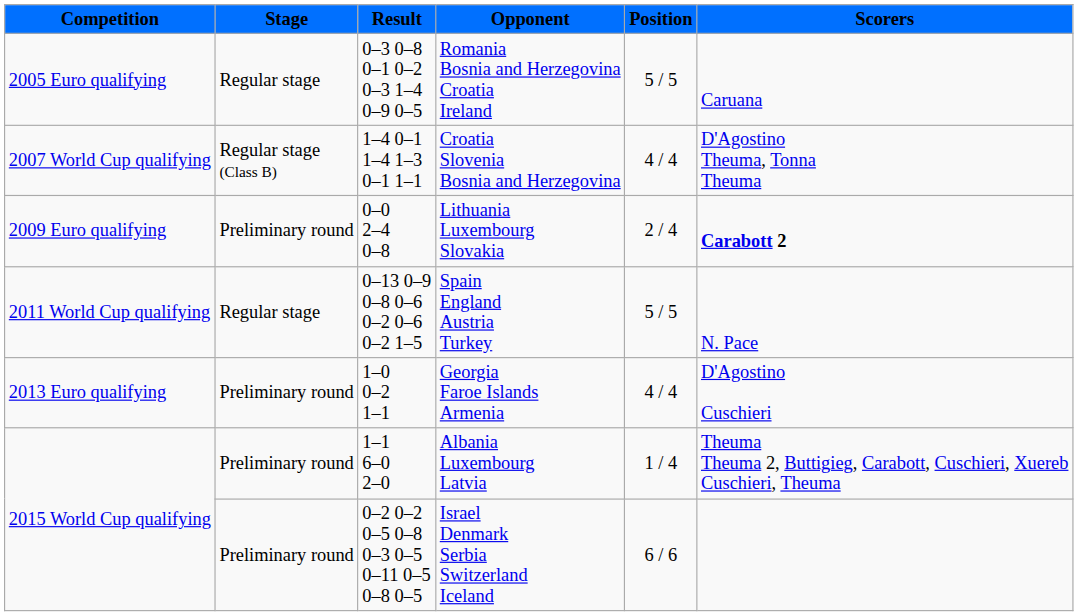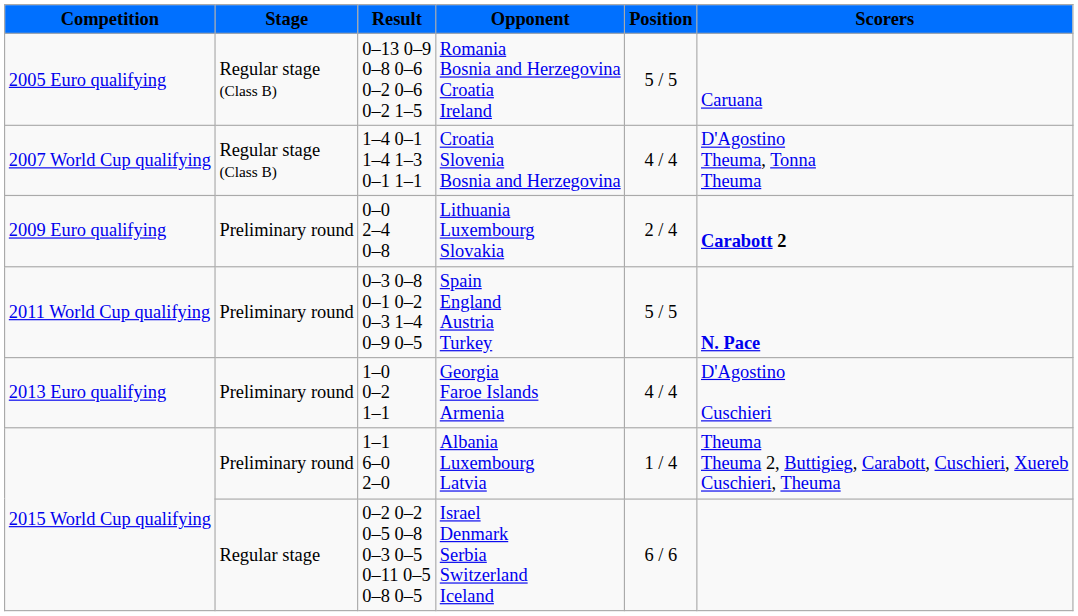(270, 79) Regular stage -> (270, 79) Regular stage (Class B)
(392, 79) 0–3 0–8 0–1 0–2 0–3 1–4 0–9 0–5 -> (397, 79) 0–13 0–9 0–8 0–6 0–2 0–6 0–2 1–5
(270, 311) Regular stage -> (287, 311) Preliminary round
(397, 311) 0–13 0–9 0–8 0–6 0–2 0–6 0–2 1–5 -> (392, 311) 0–3 0–8 0–1 0–2 0–3 1–4 0–9 0–5
(730, 342) normal -> (731, 342) bold
(287, 554) Preliminary round -> (270, 554) Regular stage
